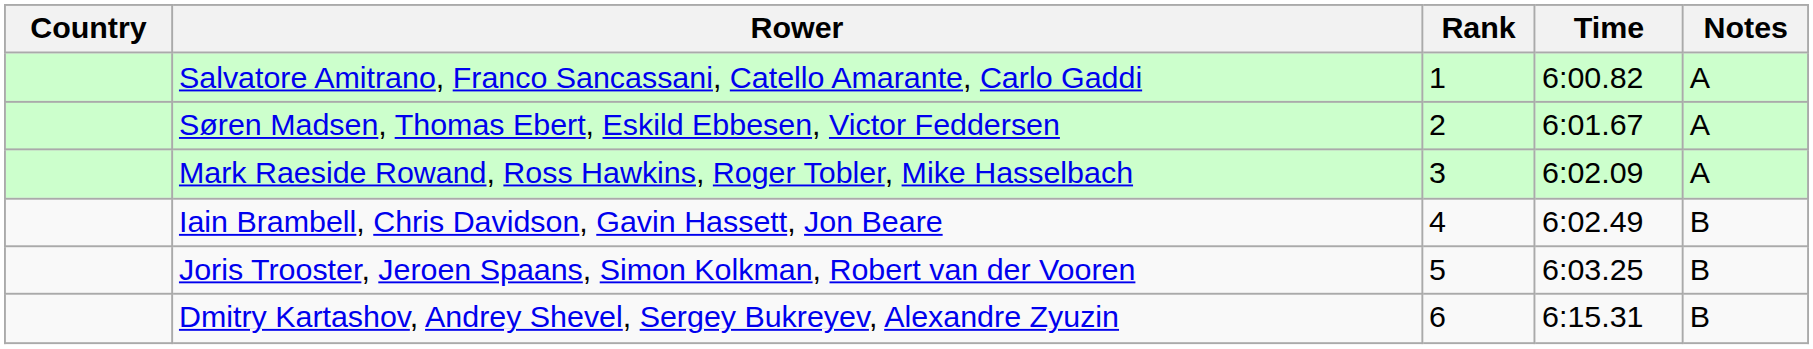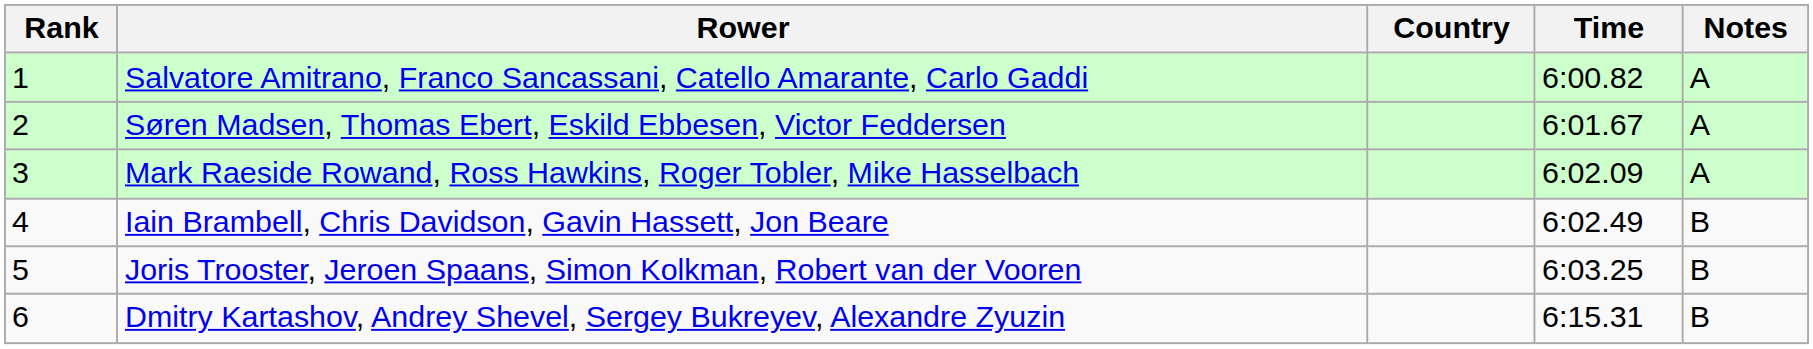columns swapped: (1479, 28) <-> (88, 28)
